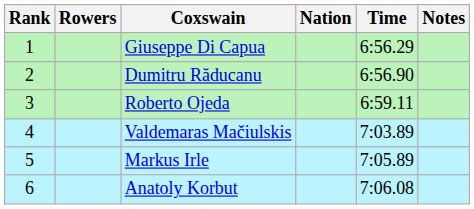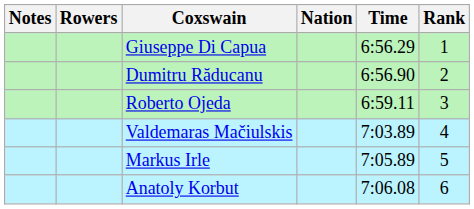columns swapped: (30, 18) <-> (444, 18)
